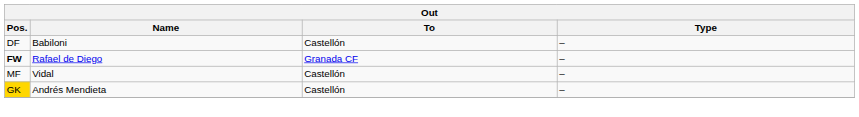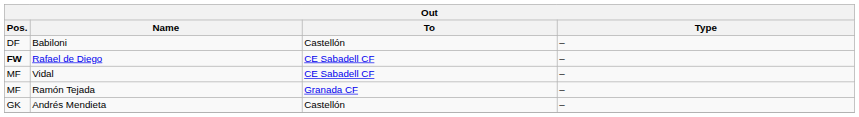(331, 59) Granada CF -> (339, 59) CE Sabadell CF
(325, 74) Castellón -> (339, 74) CE Sabadell CF
+ row: (64, 90)
(14, 90) gold background -> (14, 105) no background
